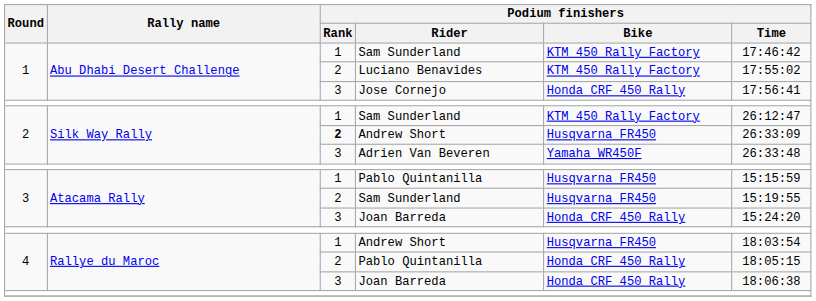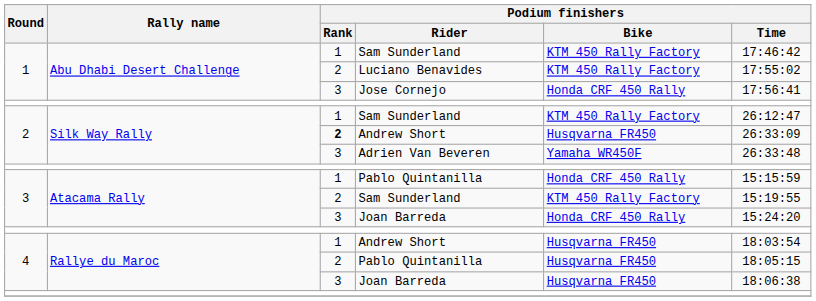(601, 179) Husqvarna FR450 -> (616, 179) Honda CRF 450 Rally
(601, 198) Husqvarna FR450 -> (623, 198) KTM 450 Rally Factory
(616, 262) Honda CRF 450 Rally -> (601, 262) Husqvarna FR450
(616, 281) Honda CRF 450 Rally -> (601, 281) Husqvarna FR450
